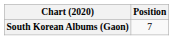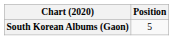(150, 27) 7 -> (150, 27) 5
